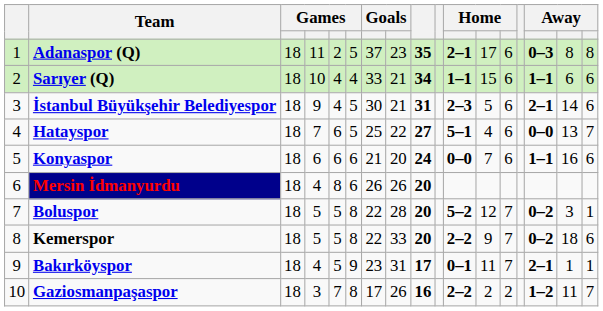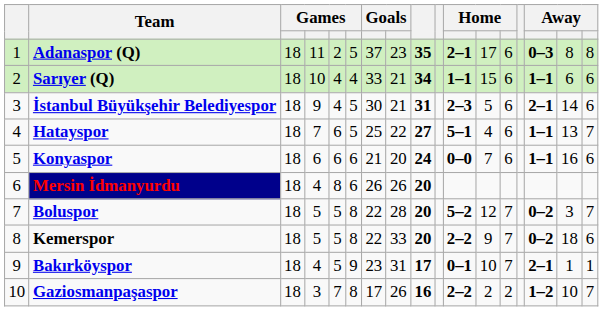(541, 132) 0–0 -> (541, 132) 1–1
(590, 212) 1 -> (590, 212) 7
(488, 265) 11 -> (488, 265) 10
(570, 292) 11 -> (570, 292) 10
